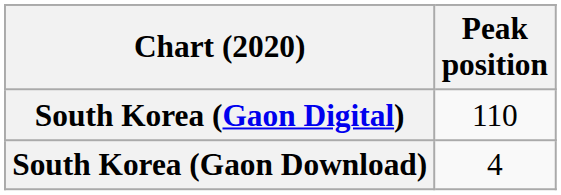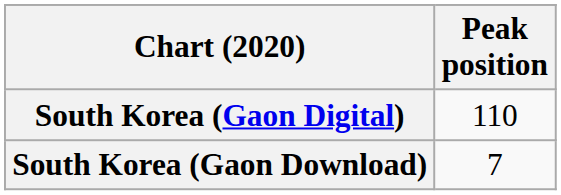(495, 164) 4 -> (495, 164) 7
